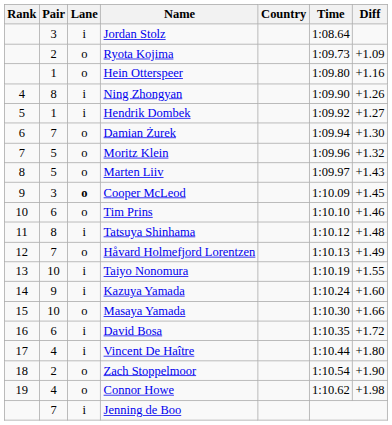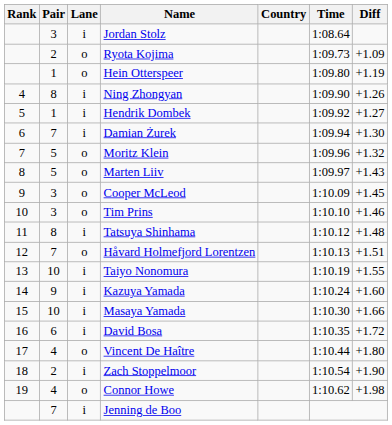(370, 73) +1.16 -> (370, 73) +1.19
(84, 133) o -> (84, 133) i
(84, 192) bold -> (84, 192) normal
(54, 212) 6 -> (54, 212) 3
(370, 251) +1.49 -> (370, 251) +1.51
(84, 311) o -> (84, 311) i
(84, 350) i -> (84, 350) o
(84, 370) o -> (84, 370) i
